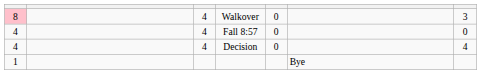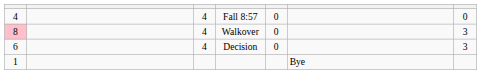rows swapped: (240, 31) <-> (240, 16)
(16, 46) 4 -> (16, 46) 6
(465, 46) 4 -> (465, 46) 3
